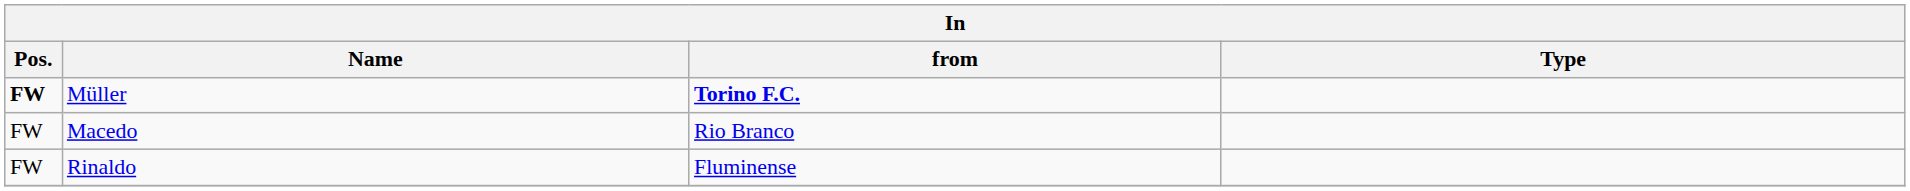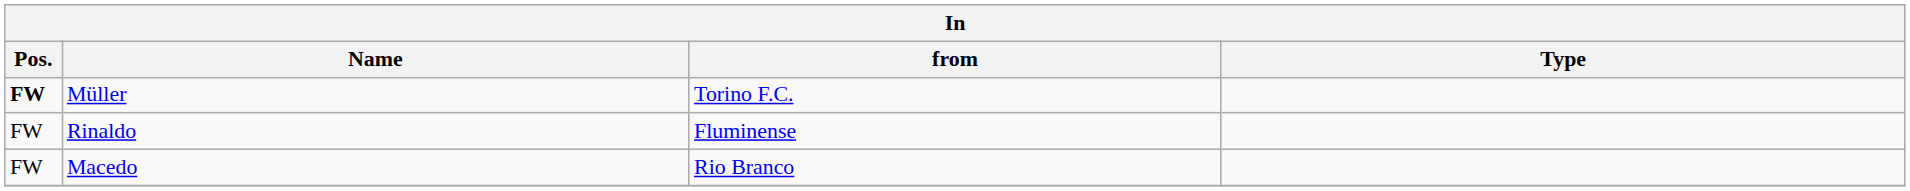(747, 95) bold -> (744, 95) normal
rows swapped: (102, 131) <-> (102, 167)
